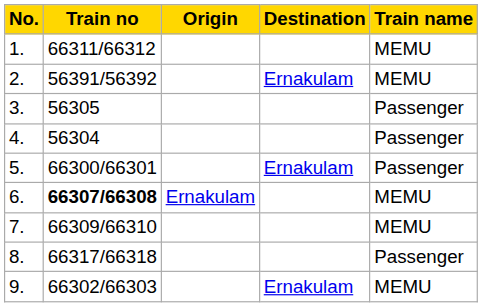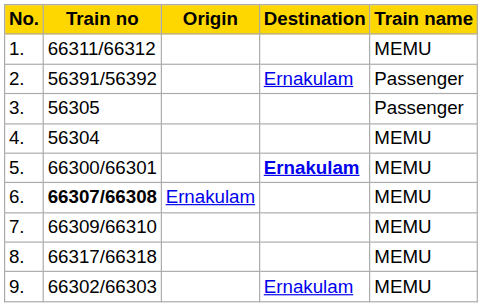(403, 78) MEMU -> (419, 78) Passenger
(419, 138) Passenger -> (403, 138) MEMU
(309, 167) normal -> (312, 167) bold
(419, 167) Passenger -> (403, 167) MEMU
(419, 256) Passenger -> (403, 256) MEMU
